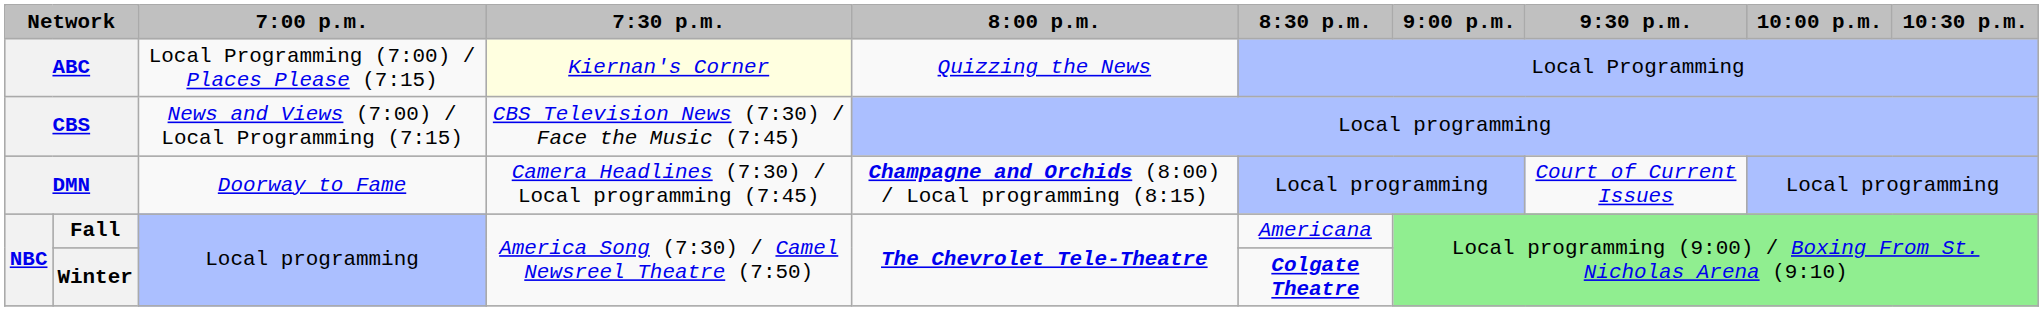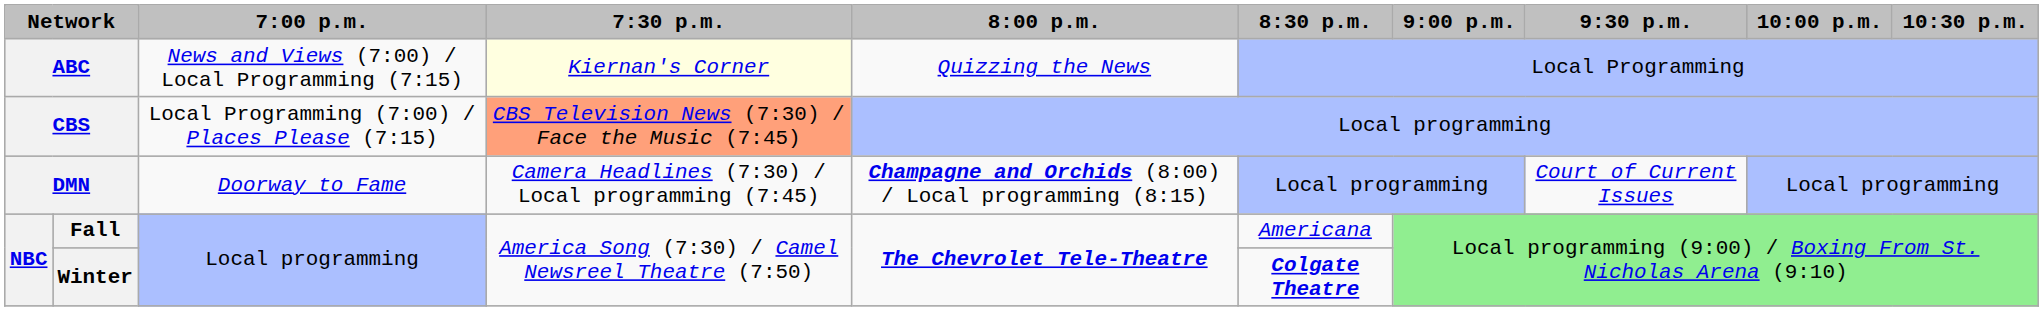(312, 68) Local Programming (7:00) / Places Please (7:15) -> (312, 68) News and Views (7:00) / Local Programming (7:15)
(312, 126) News and Views (7:00) / Local Programming (7:15) -> (312, 126) Local Programming (7:00) / Places Please (7:15)
(669, 126) no background -> (669, 126) lightsalmon background
